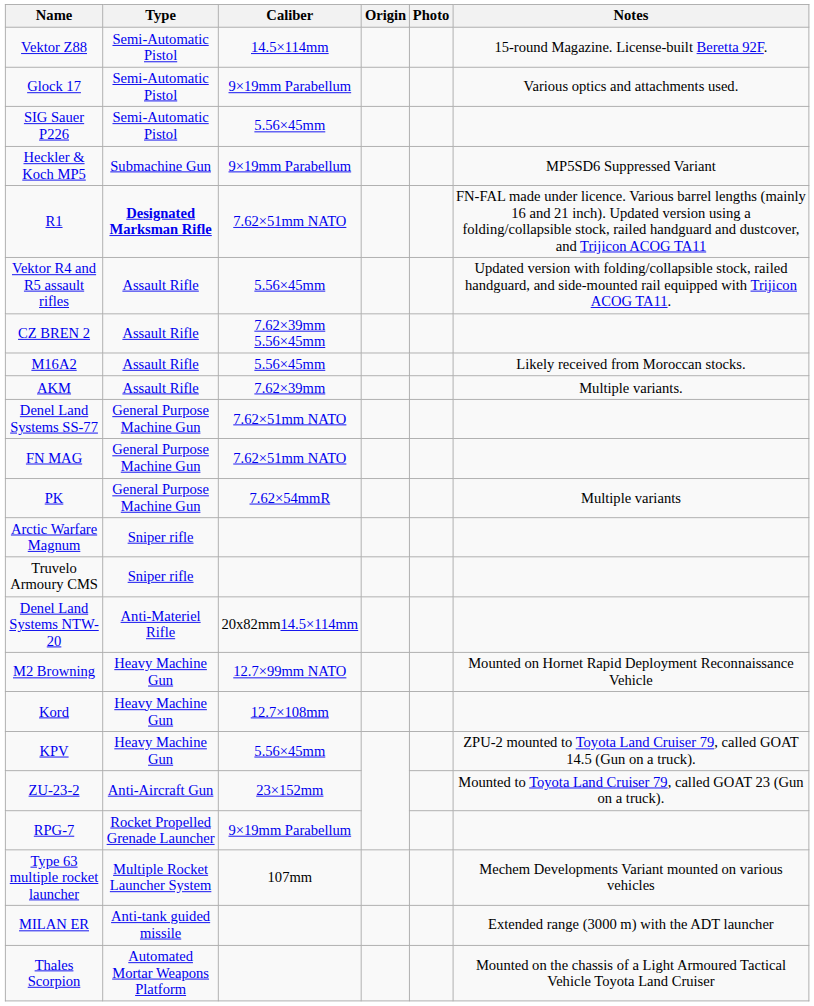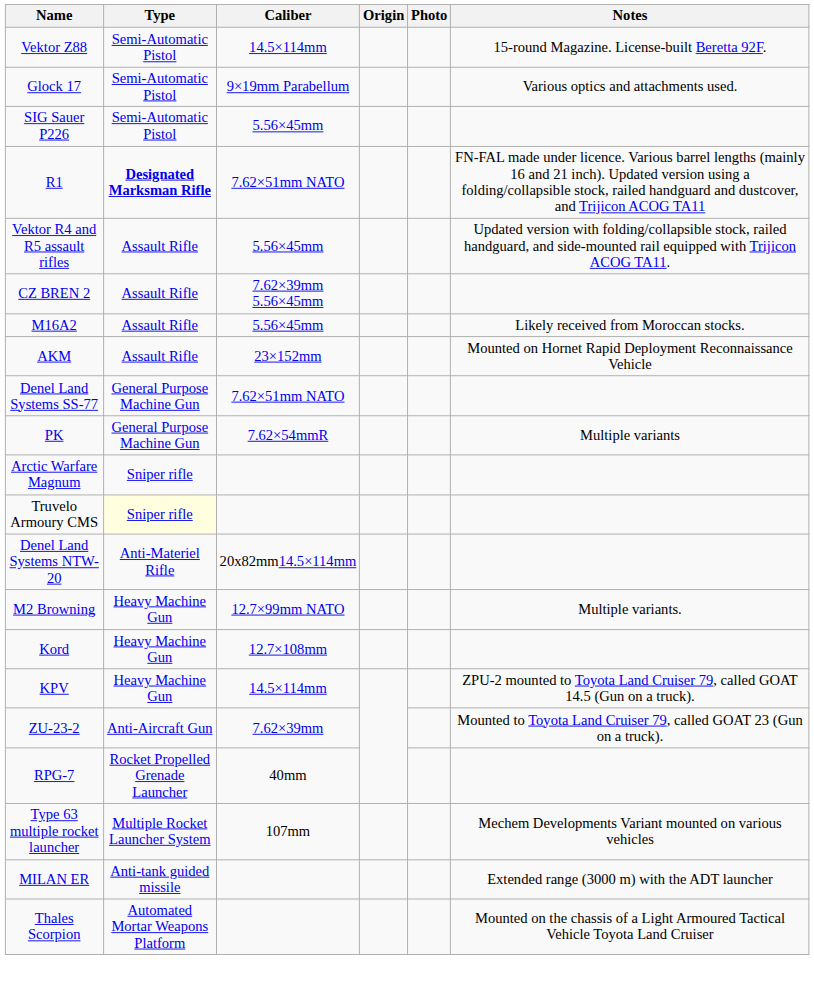- row: (54, 165)
(290, 387) 7.62×39mm -> (288, 356) 23×152mm
(631, 387) Multiple variants. -> (630, 356) Mounted on Hornet Rapid Deployment Reconnaissance Vehicle
- row: (54, 458)
(161, 576) no background -> (160, 514) lightyellow background
(631, 672) Mounted on Hornet Rapid Deployment Reconnaissance Vehicle -> (630, 609) Multiple variants.
(290, 751) 5.56×45mm -> (288, 688) 14.5×114mm
(290, 790) 23×152mm -> (288, 728) 7.62×39mm
(290, 830) 9×19mm Parabellum -> (288, 775) 40mm
